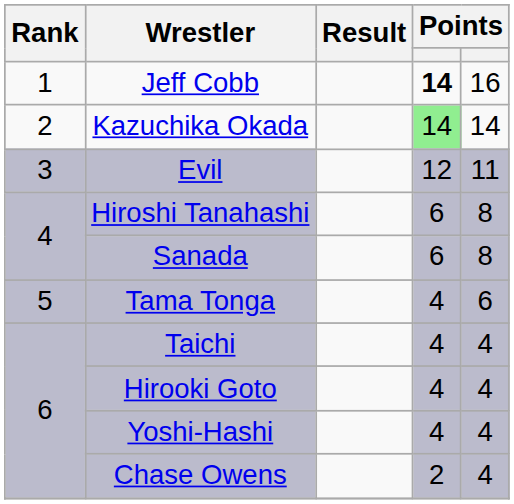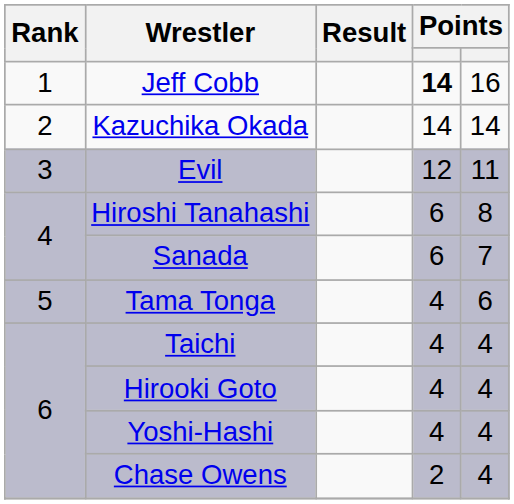(437, 126) lightgreen background -> (437, 126) no background
(485, 257) 8 -> (485, 257) 7
